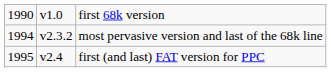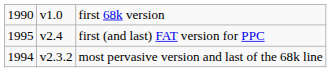rows swapped: (201, 35) <-> (172, 56)
